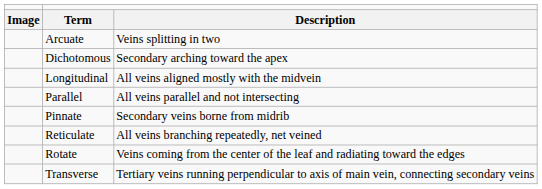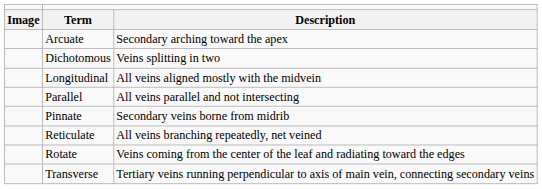(168, 39) Veins splitting in two -> (202, 39) Secondary arching toward the apex
(202, 58) Secondary arching toward the apex -> (168, 58) Veins splitting in two
